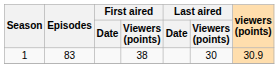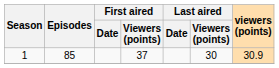(70, 55) 83 -> (70, 55) 85
(142, 55) 38 -> (142, 55) 37
